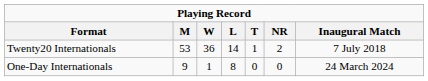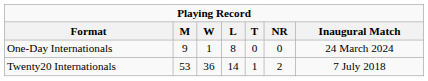rows swapped: (60, 66) <-> (61, 48)
